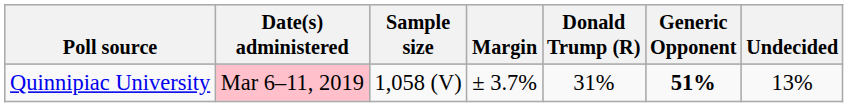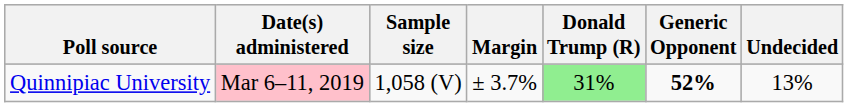(594, 82) no background -> (594, 82) lightgreen background
(693, 82) 51% -> (693, 82) 52%
